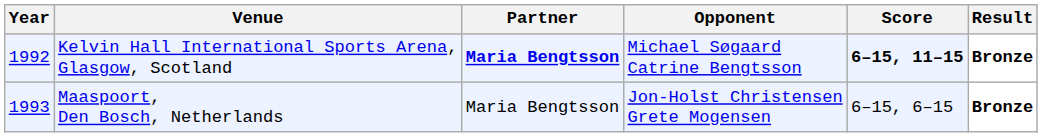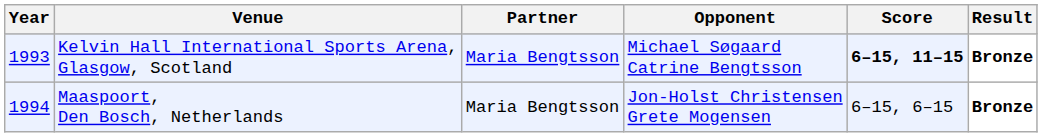(29, 58) 1992 -> (29, 58) 1993
(543, 58) bold -> (543, 58) normal
(29, 107) 1993 -> (29, 107) 1994
